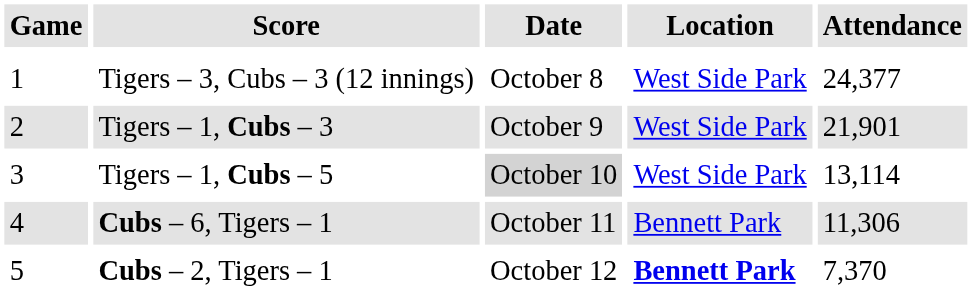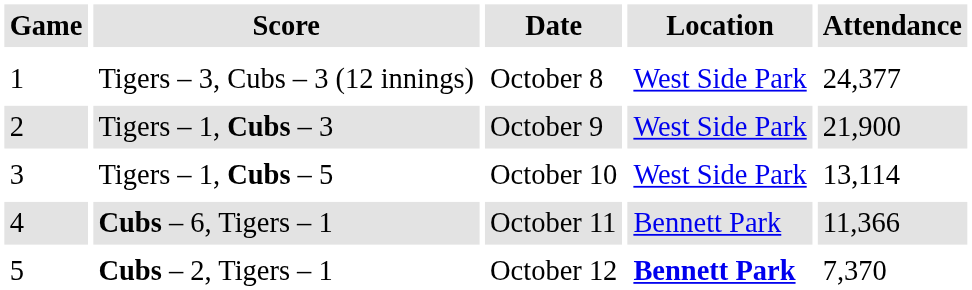(862, 126) 21,901 -> (862, 126) 21,900
(554, 174) lightgrey background -> (554, 174) no background
(861, 222) 11,306 -> (861, 222) 11,366
